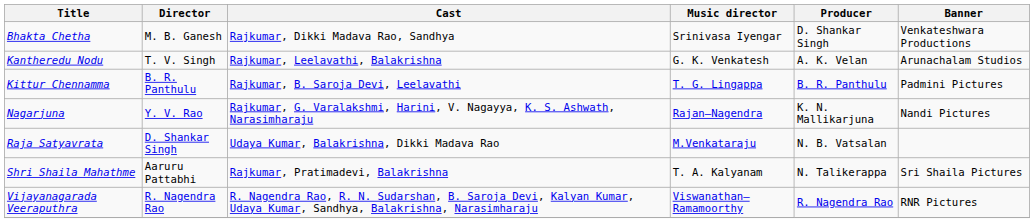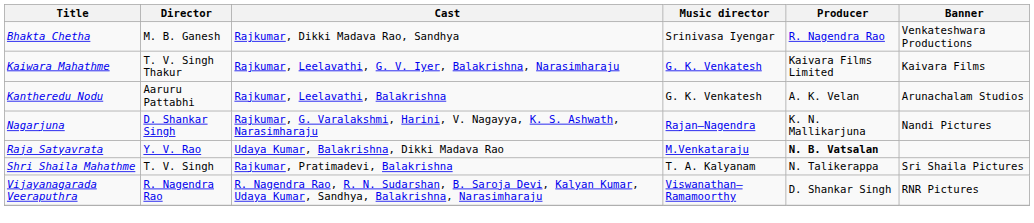(829, 37) D. Shankar Singh -> (837, 37) R. Nagendra Rao
+ row: (58, 66)
(180, 60) T. V. Singh -> (169, 96) Aaruru Pattabhi
- row: (58, 84)
(174, 113) Y. V. Rao -> (175, 126) D. Shankar Singh
(177, 143) D. Shankar Singh -> (172, 149) Y. V. Rao
(842, 143) normal -> (834, 149) bold
(170, 173) Aaruru Pattabhi -> (179, 167) T. V. Singh
(845, 202) R. Nagendra Rao -> (840, 190) D. Shankar Singh
